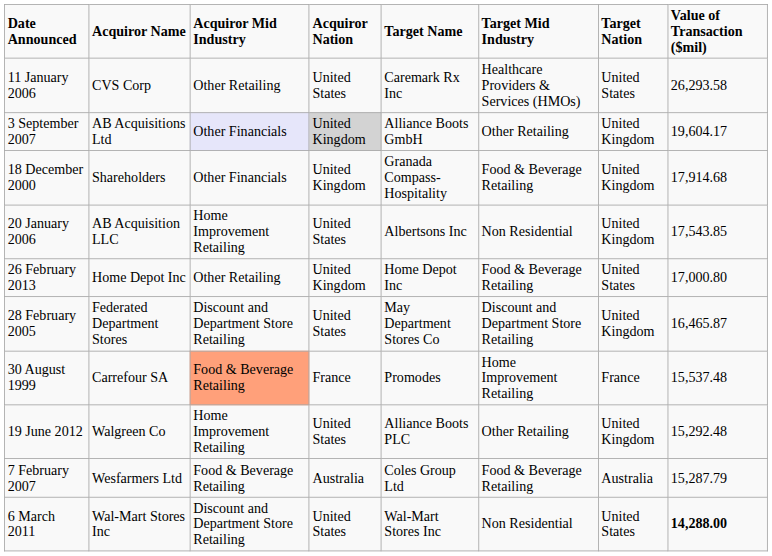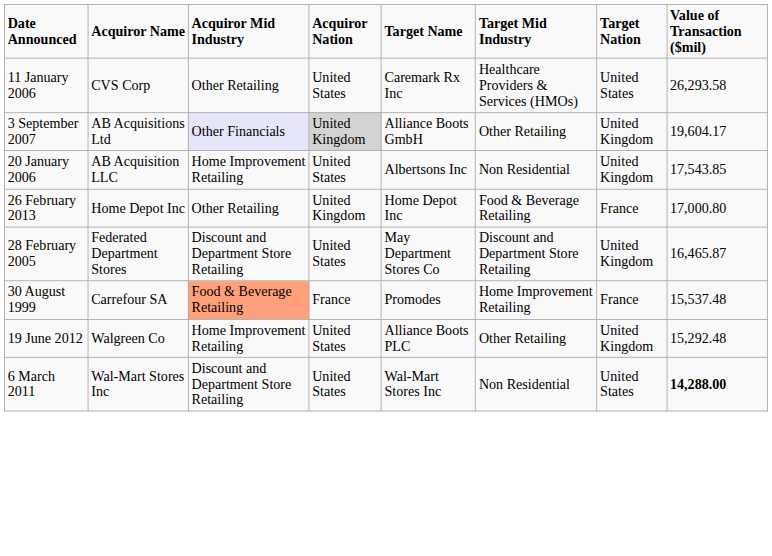- row: (45, 177)
(621, 277) United States -> (619, 207) France
- row: (38, 477)
